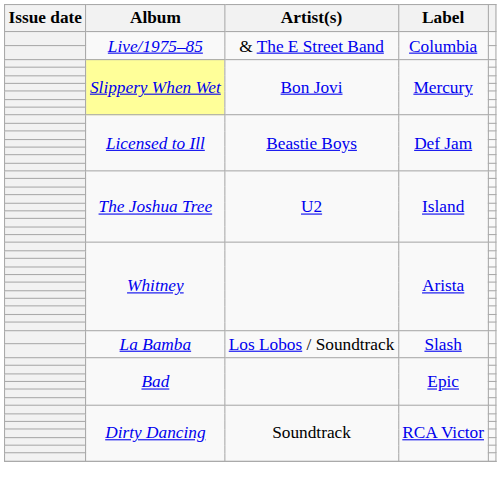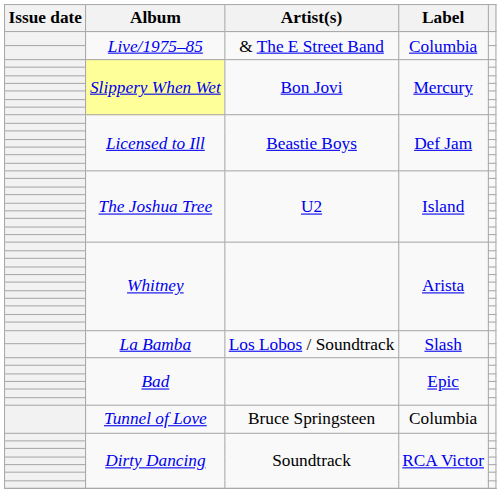+ row: (155, 419)
